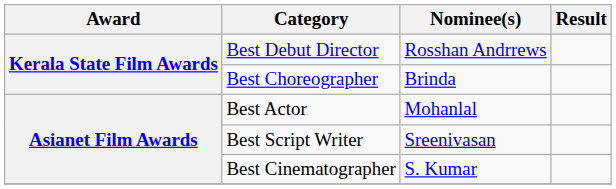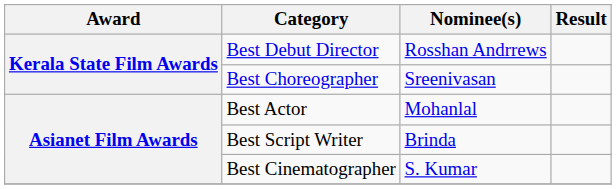(430, 79) Brinda -> (450, 79) Sreenivasan
(450, 139) Sreenivasan -> (430, 139) Brinda
